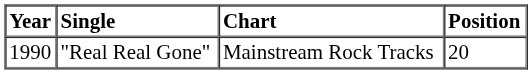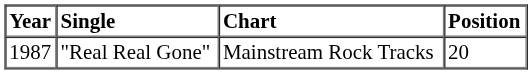(30, 52) 1990 -> (30, 52) 1987
